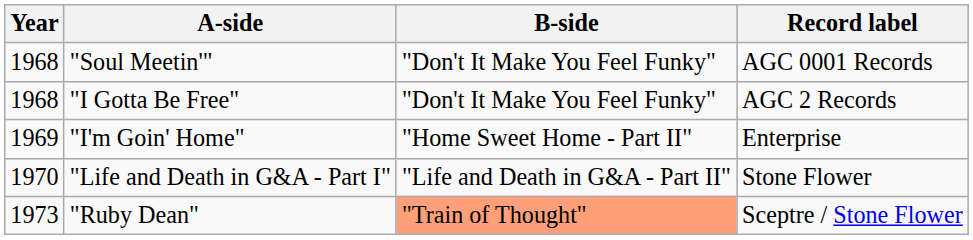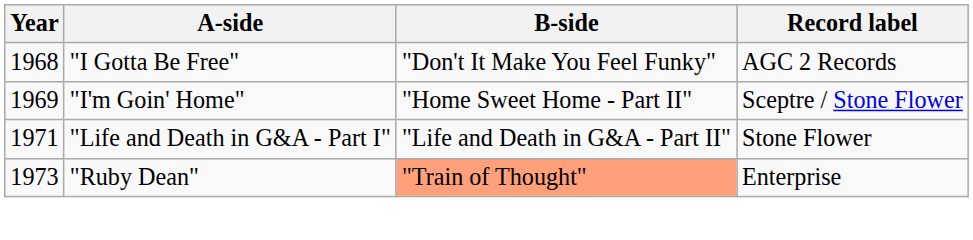- row: (141, 61)
(792, 138) Enterprise -> (852, 100) Sceptre / Stone Flower
(34, 176) 1970 -> (34, 138) 1971
(852, 215) Sceptre / Stone Flower -> (792, 176) Enterprise
